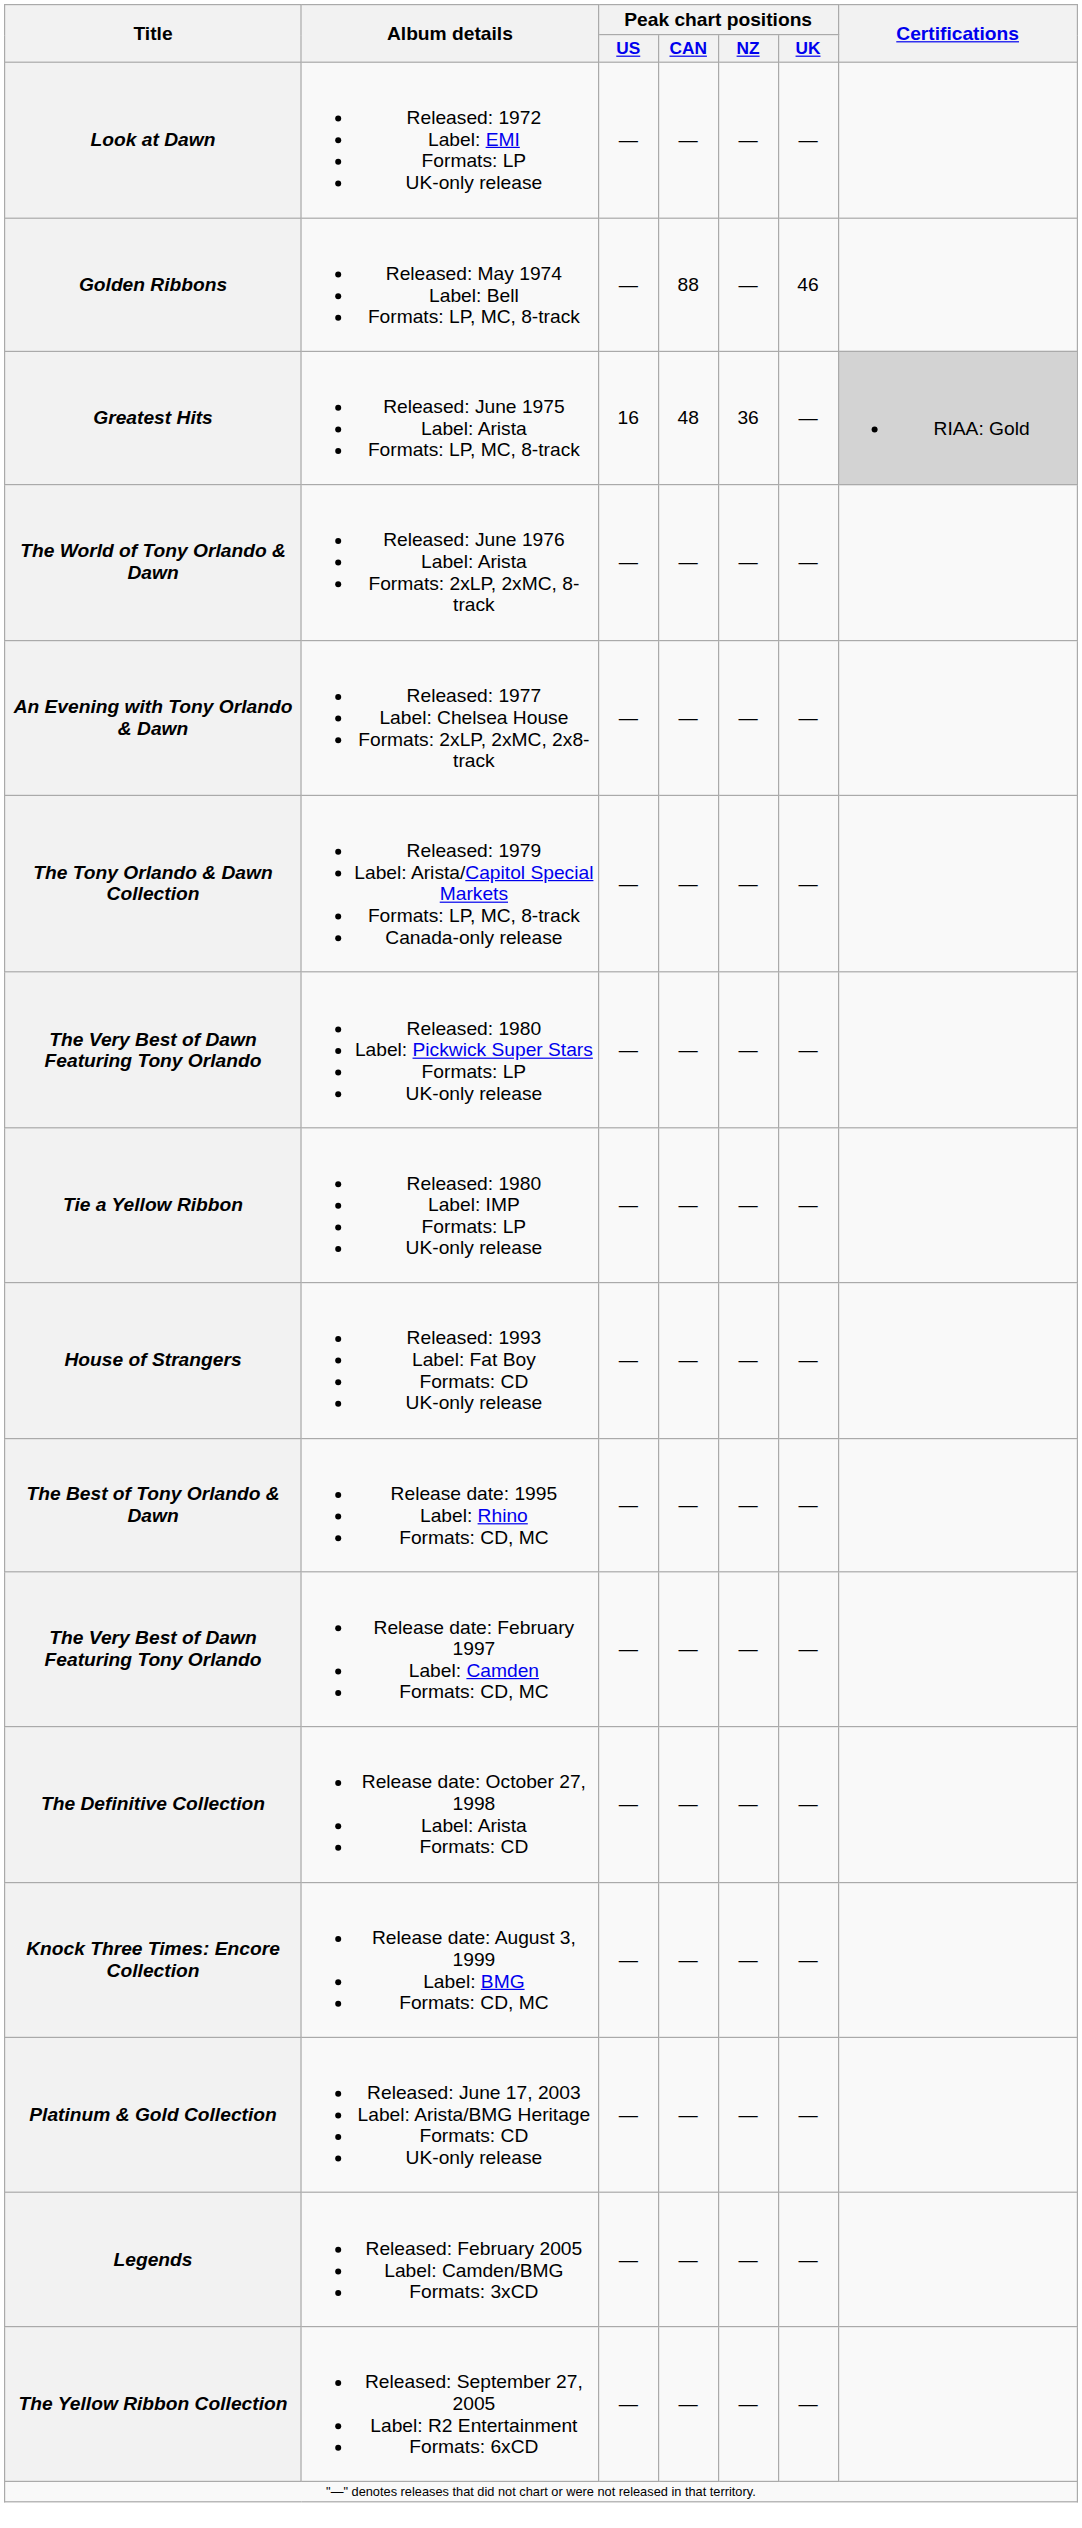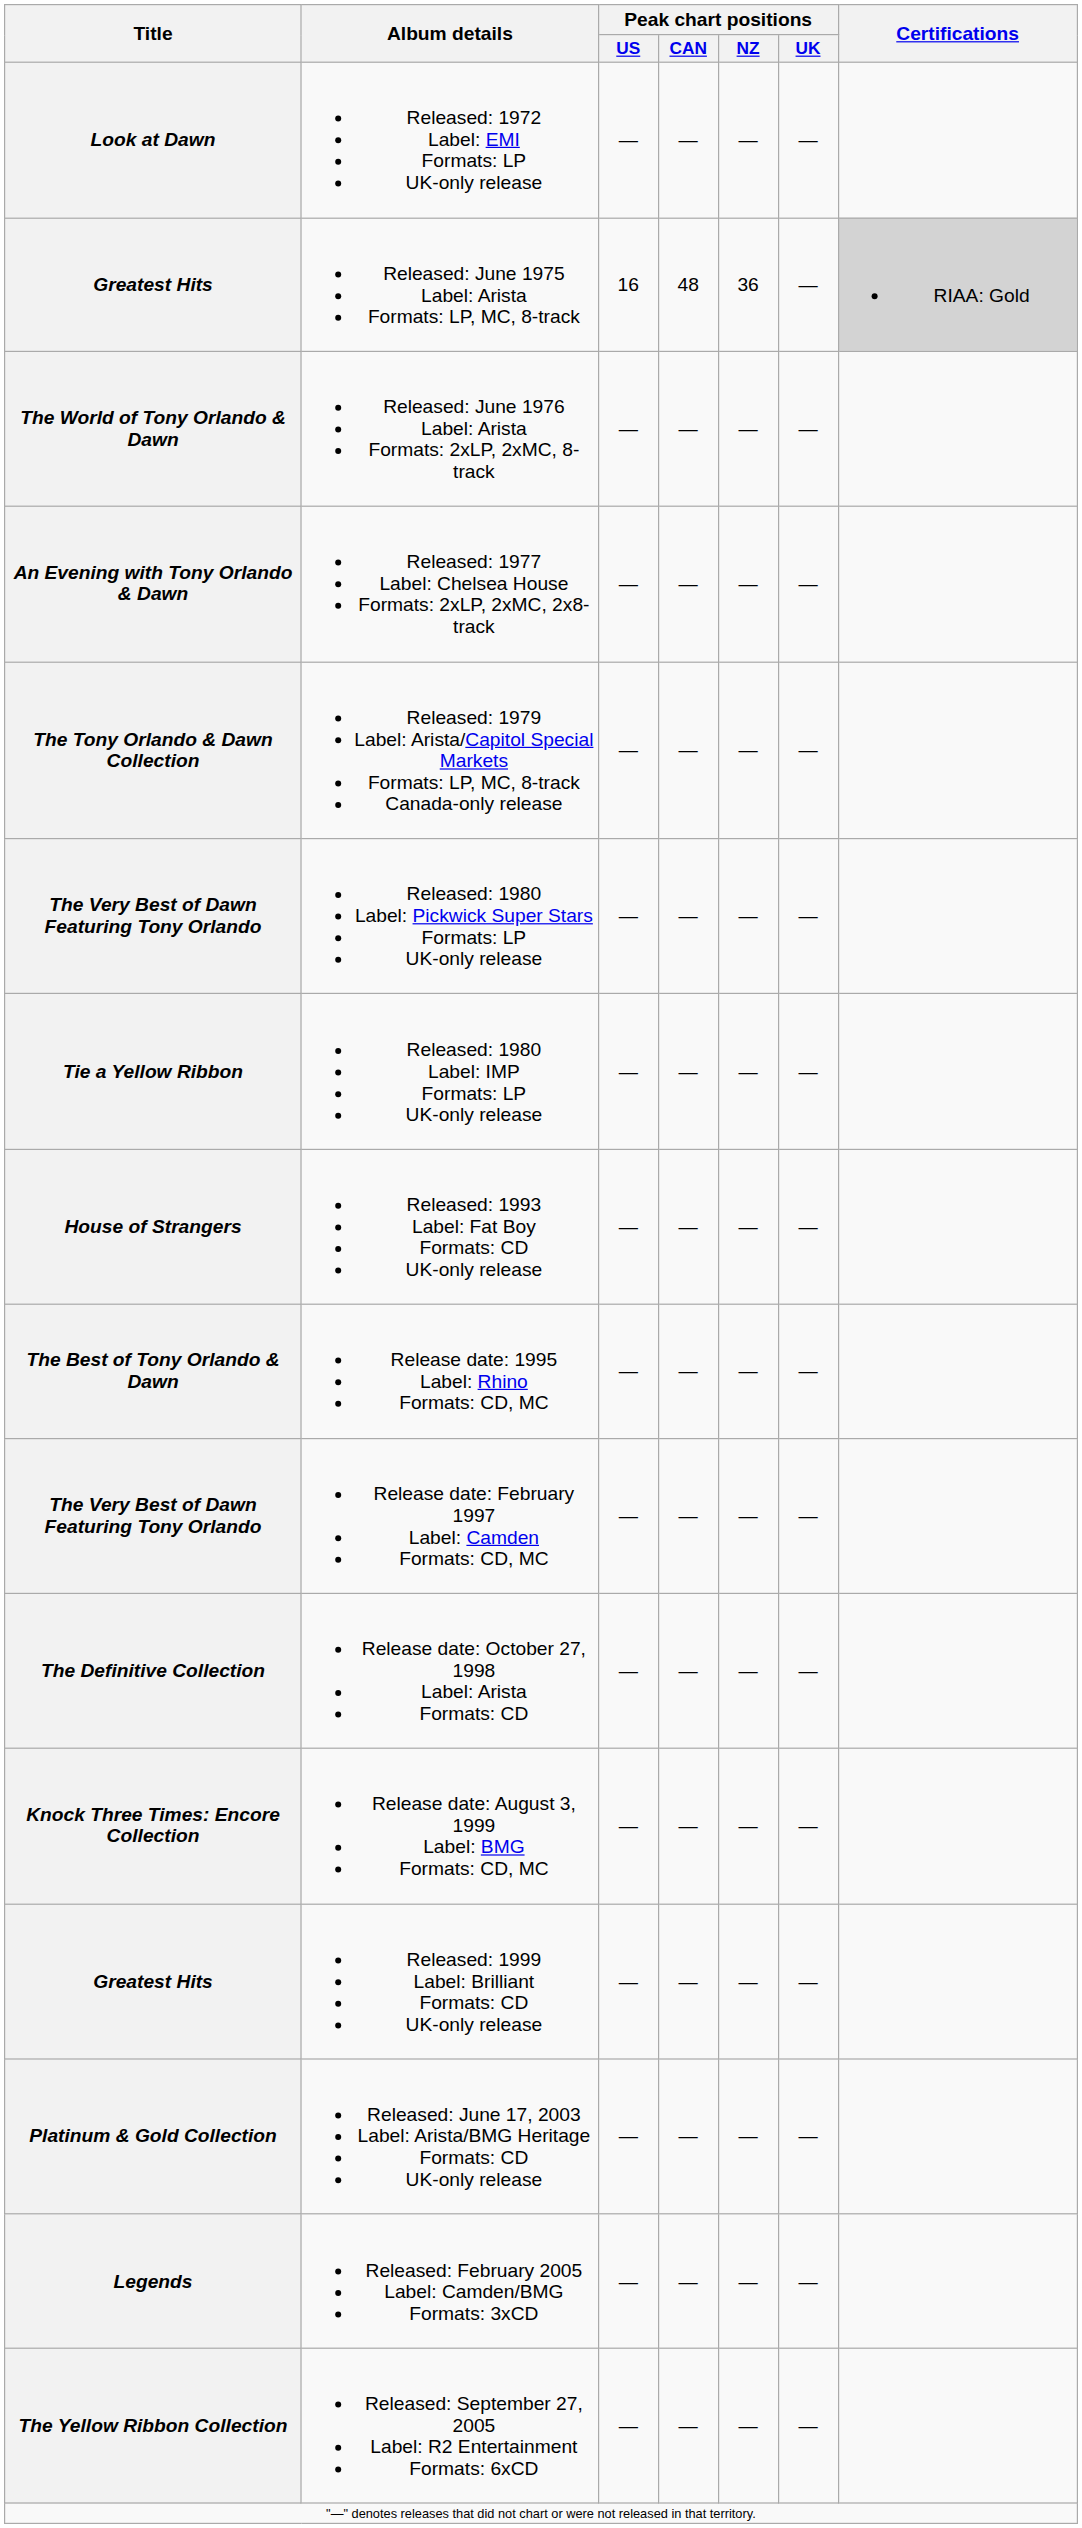- row: (450, 295)
+ row: (450, 1992)
